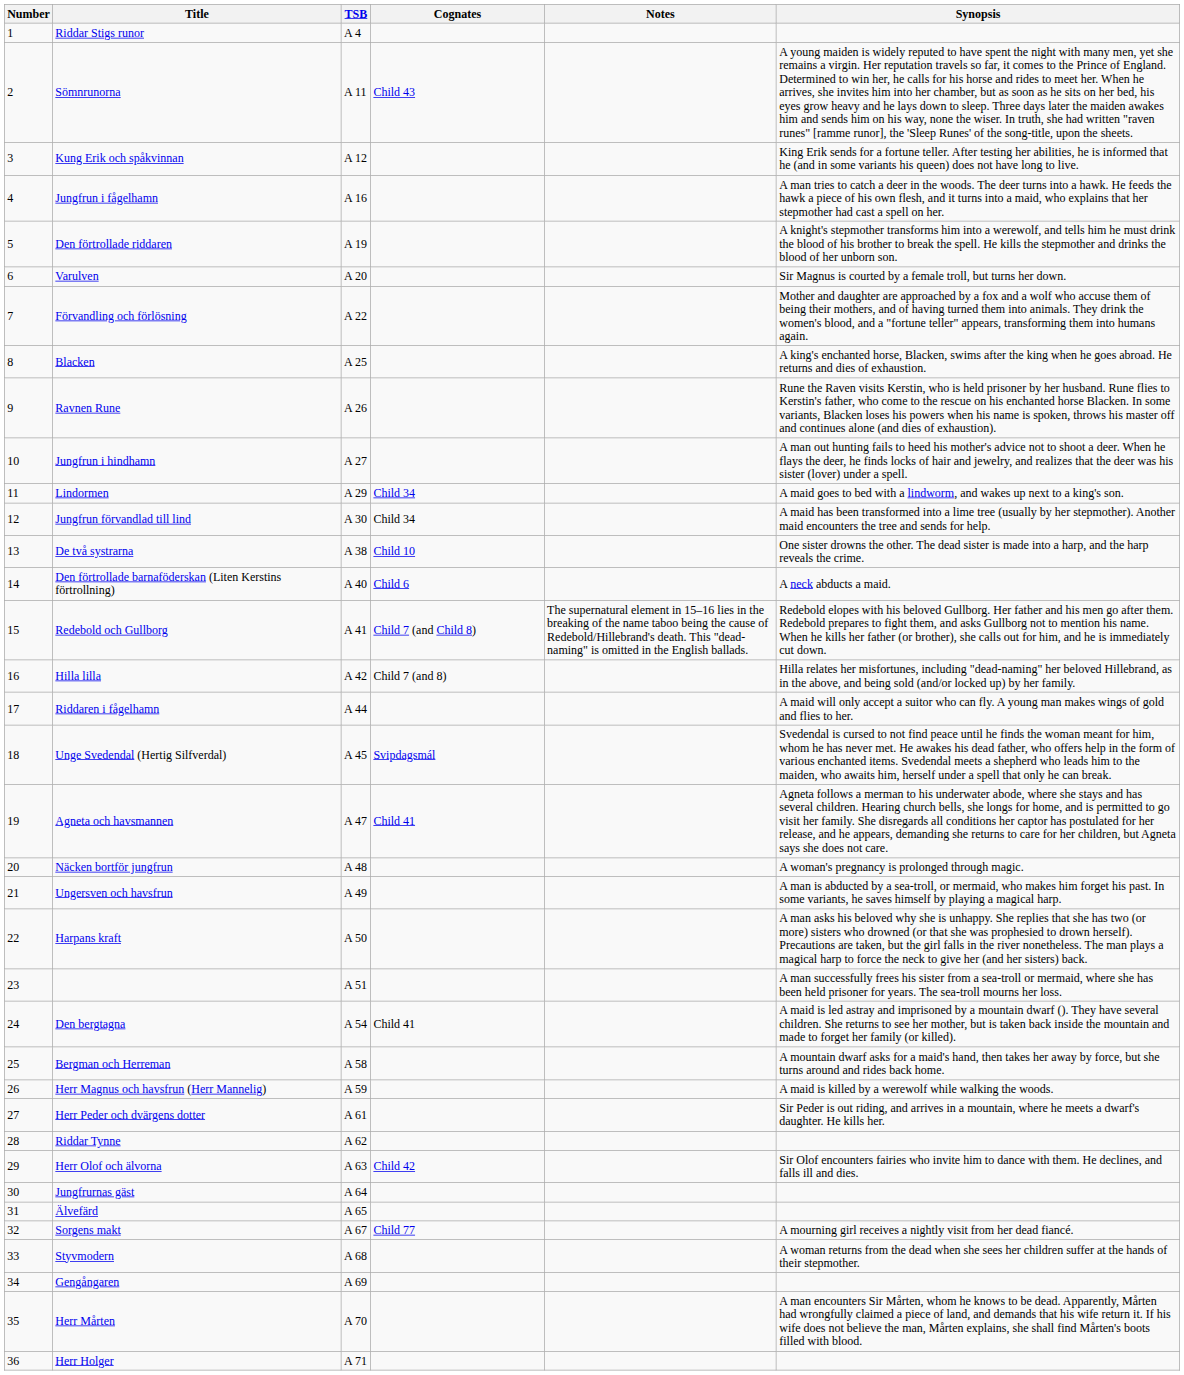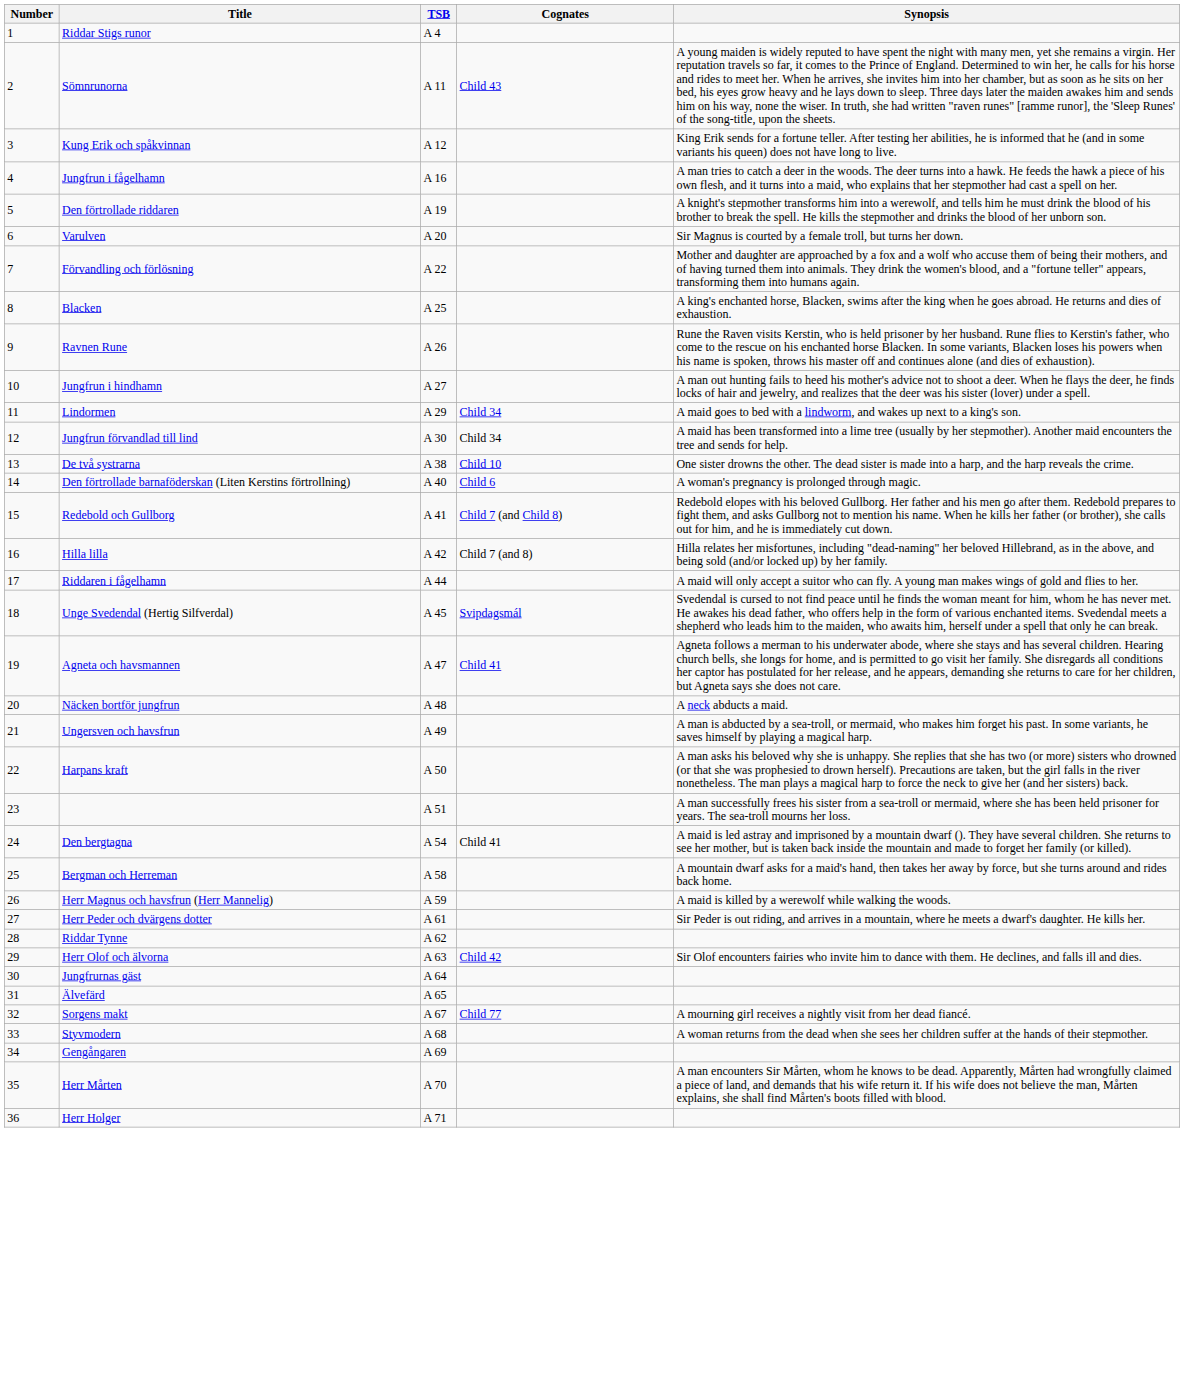- column: (660, 14)
(835, 584) A neck abducts a maid. -> (799, 482) A woman's pregnancy is prolonged through magic.
(901, 867) A woman's pregnancy is prolonged through magic. -> (732, 705) A neck abducts a maid.
